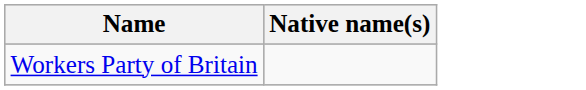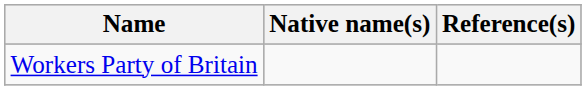+ column: (509, 24)
